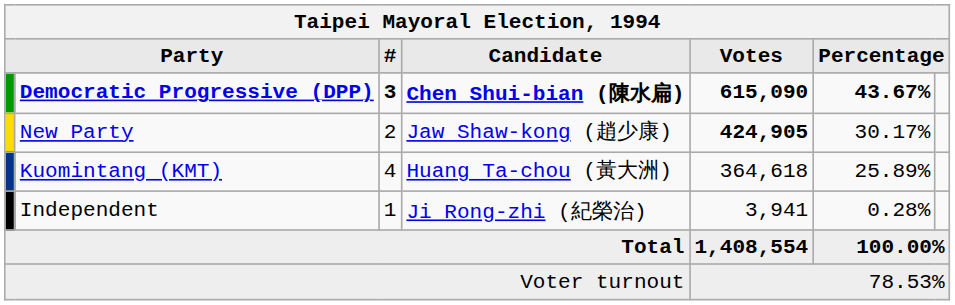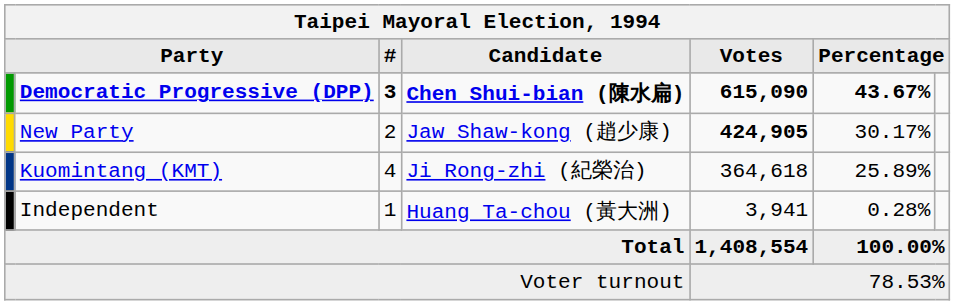(539, 172) Huang Ta-chou (黃大洲) -> (526, 172) Ji Rong-zhi (紀榮治)
(526, 211) Ji Rong-zhi (紀榮治) -> (539, 211) Huang Ta-chou (黃大洲)
